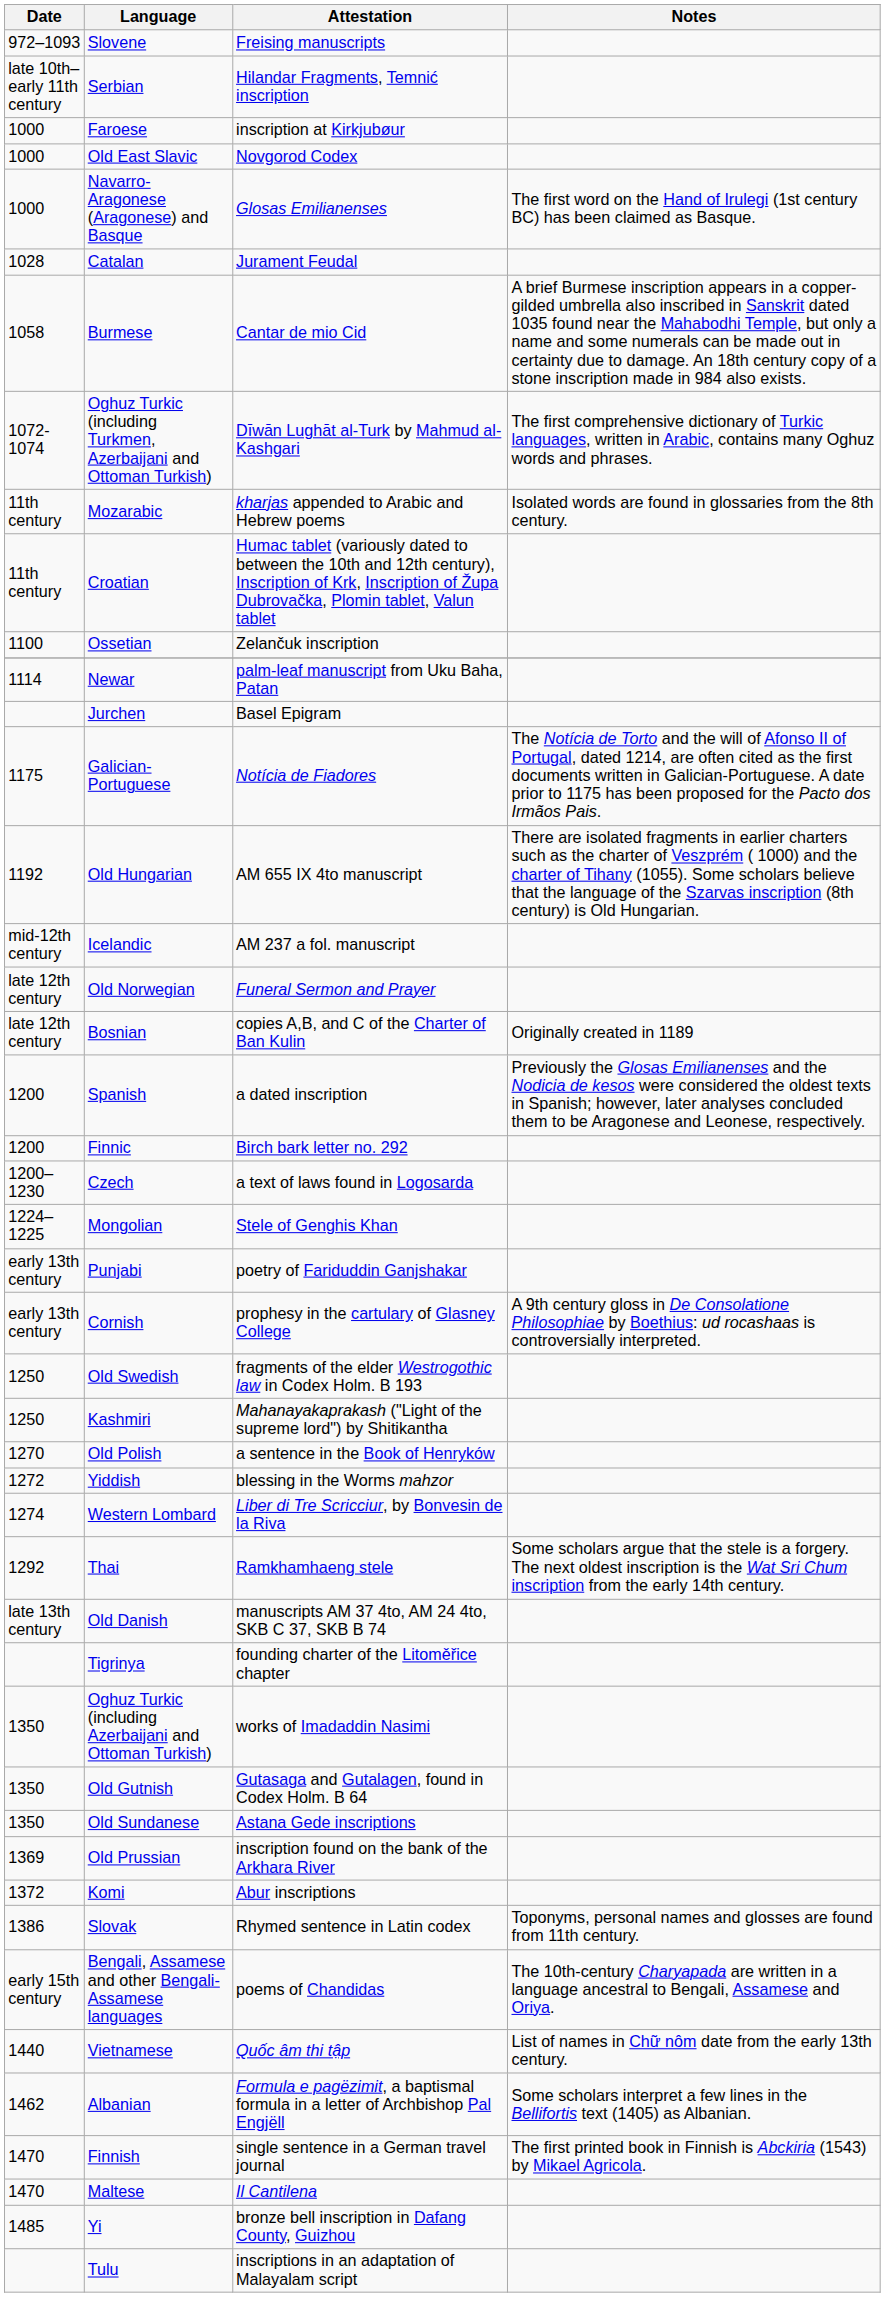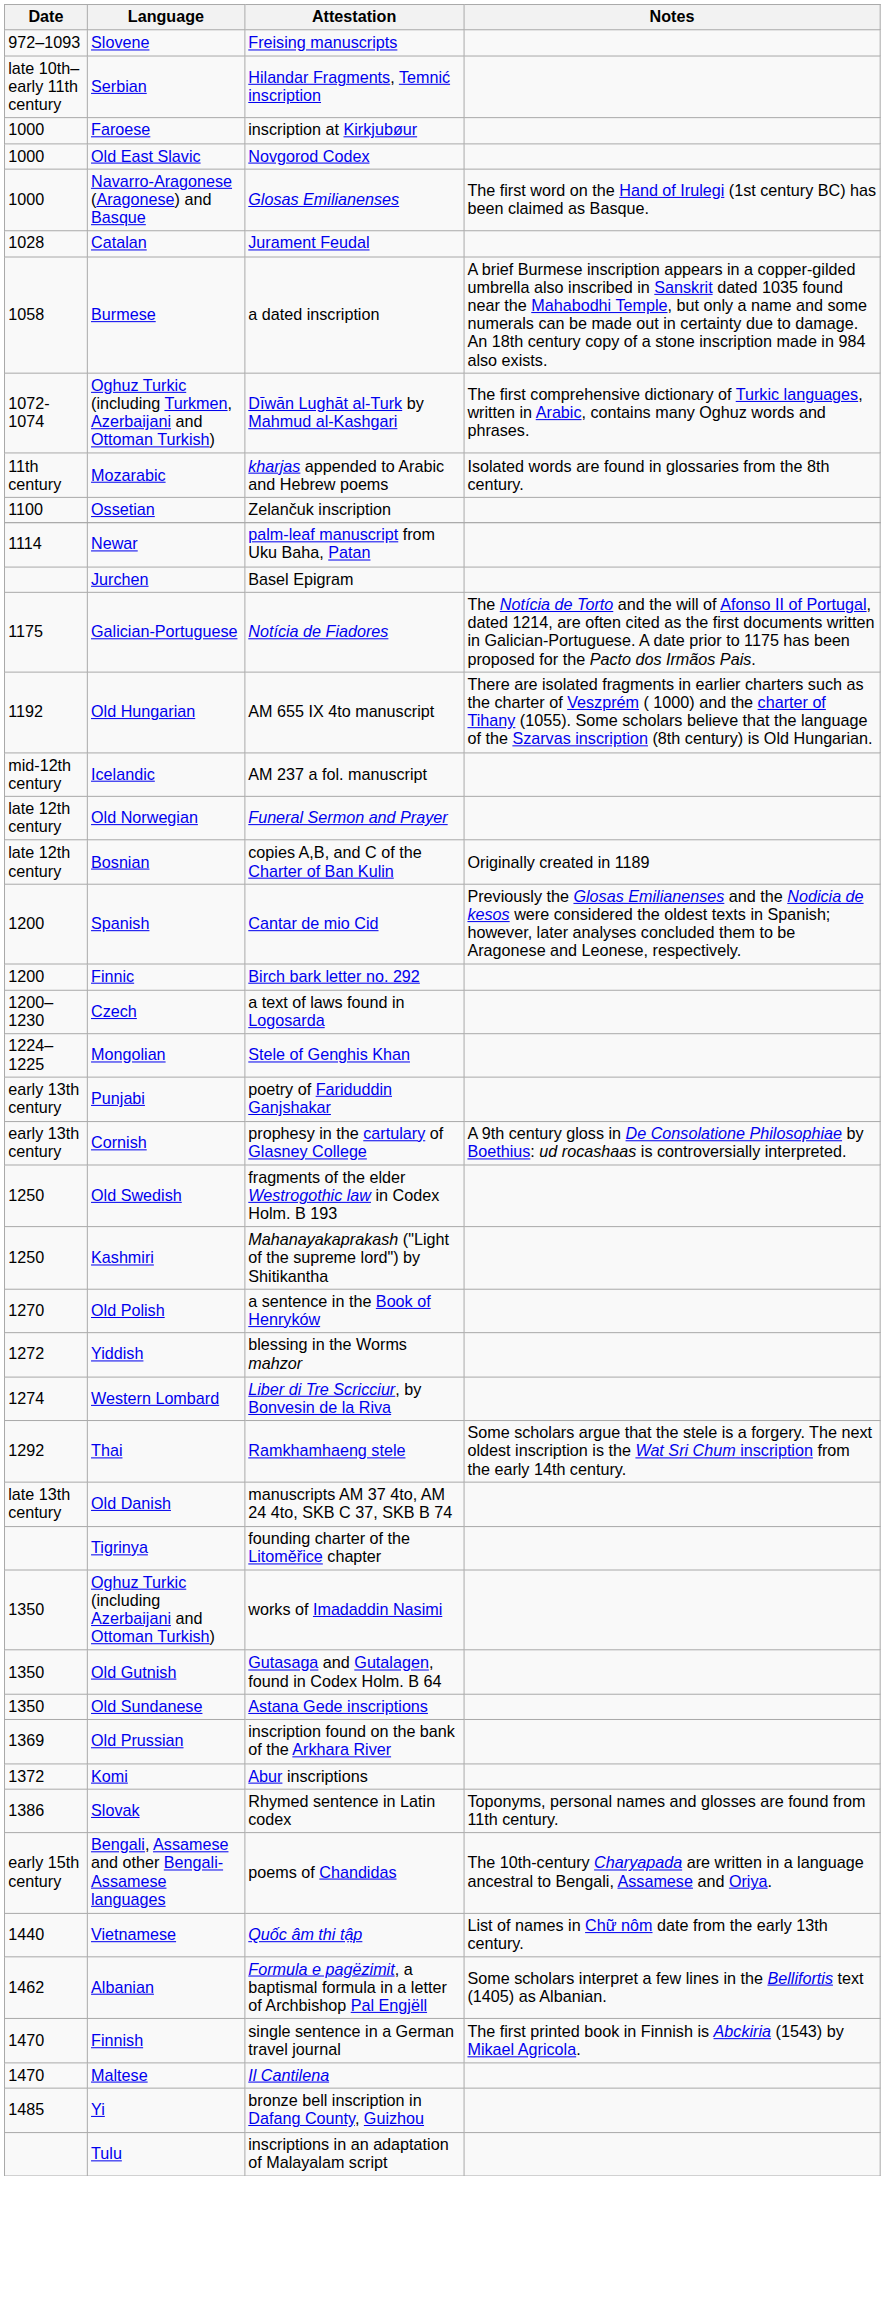(301, 333) Cantar de mio Cid -> (314, 314) a dated inscription
- row: (118, 582)
(302, 1095) a dated inscription -> (313, 924) Cantar de mio Cid
